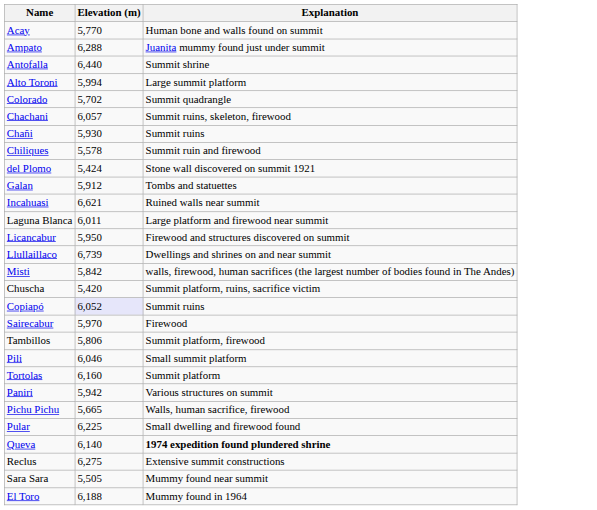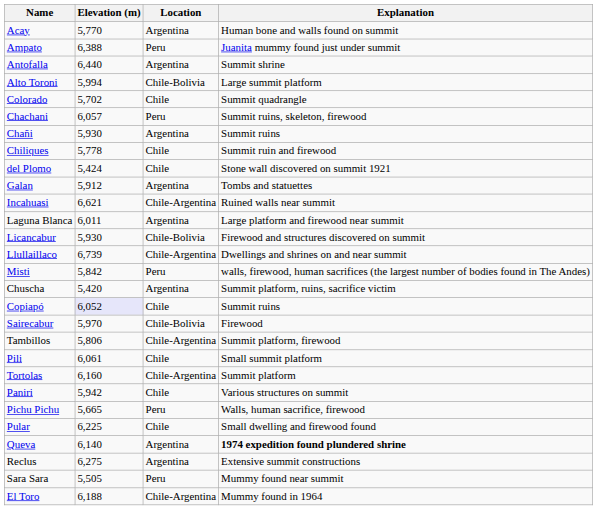+ column: (181, 13)
(90, 47) 6,288 -> (90, 47) 6,388
(90, 151) 5,578 -> (90, 151) 5,778
(90, 237) 5,950 -> (90, 237) 5,930
(90, 358) 6,046 -> (90, 358) 6,061
